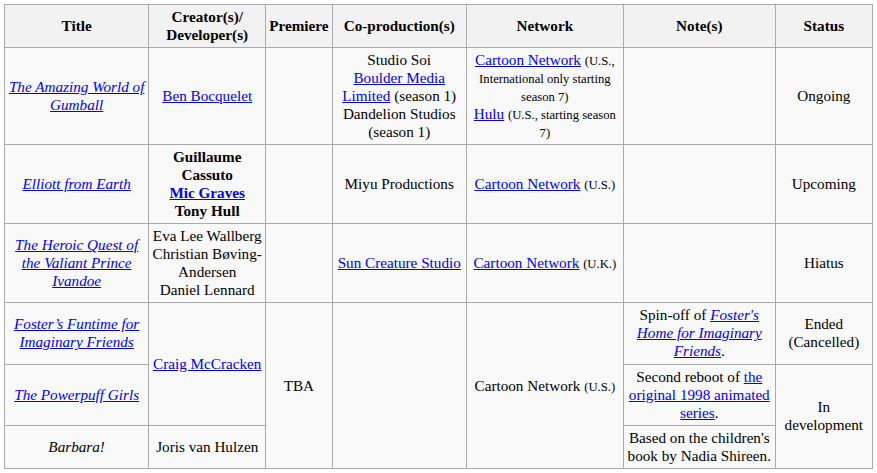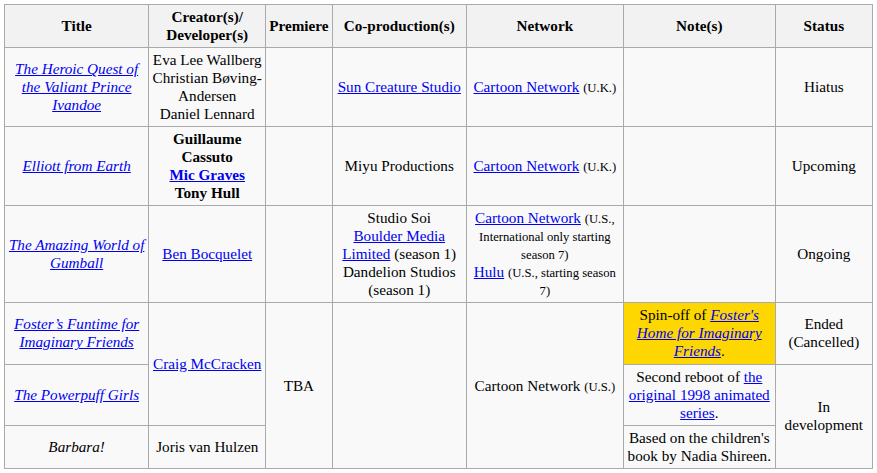rows swapped: (77, 96) <-> (77, 263)
(545, 184) Cartoon Network (U.S.) -> (545, 166) Cartoon Network (U.K.)
(699, 333) no background -> (699, 333) gold background
